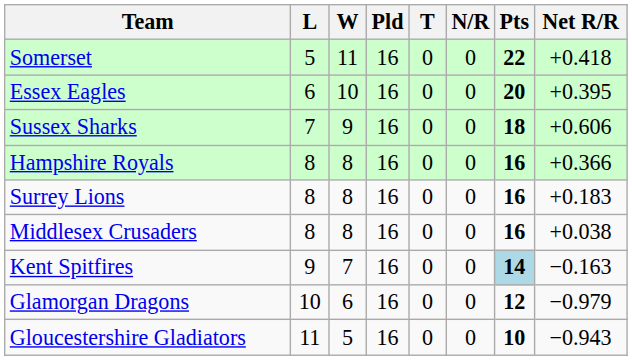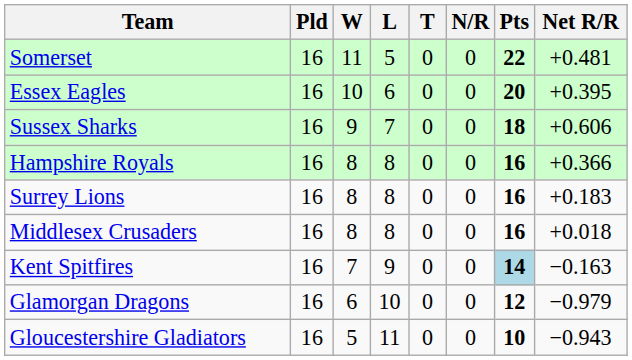columns swapped: (387, 22) <-> (310, 22)
(581, 57) +0.418 -> (581, 57) +0.481
(581, 232) +0.038 -> (581, 232) +0.018
